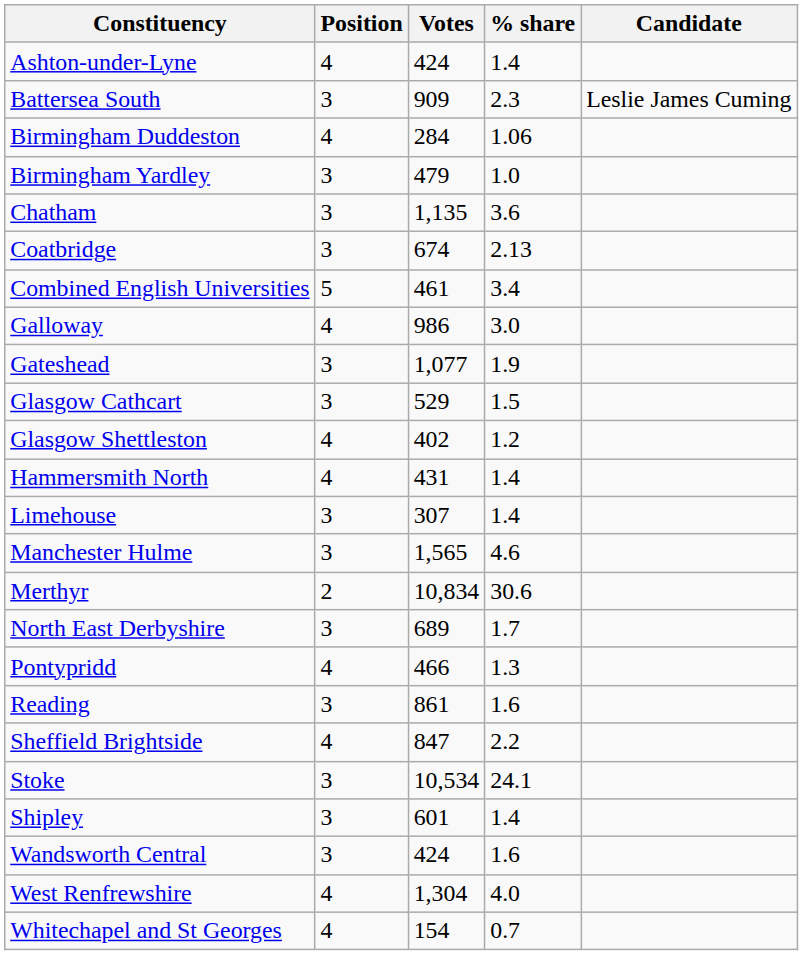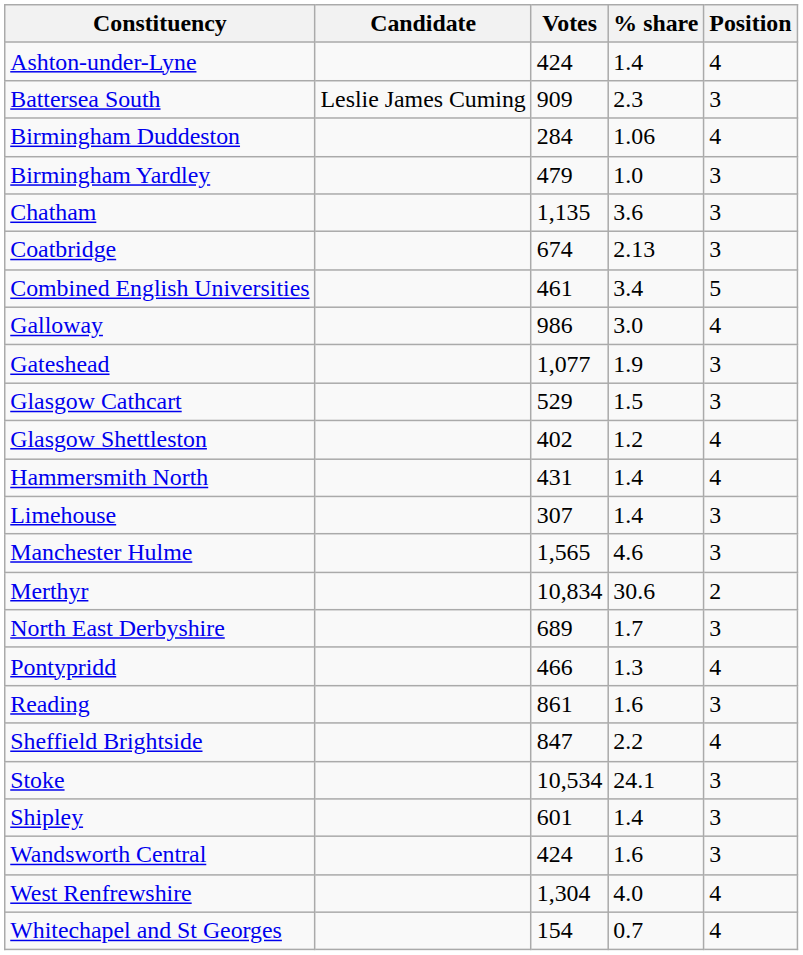columns swapped: (689, 23) <-> (362, 23)
